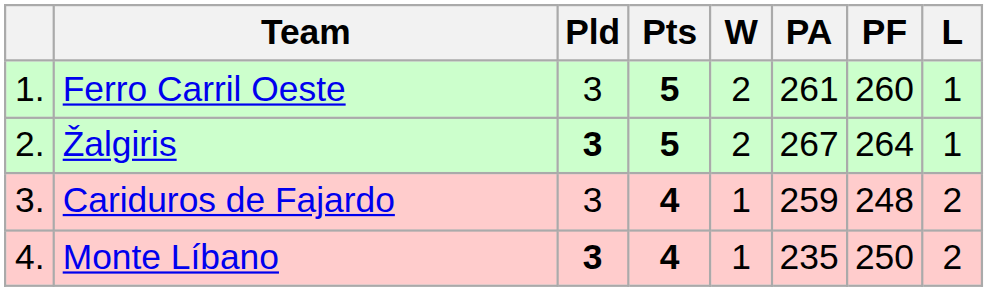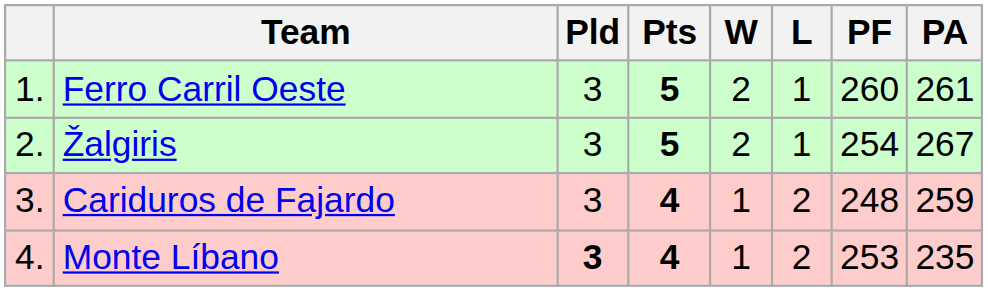columns swapped: (952, 32) <-> (809, 32)
(593, 144) bold -> (593, 144) normal
(884, 144) 264 -> (870, 144) 254
(884, 256) 250 -> (870, 256) 253
